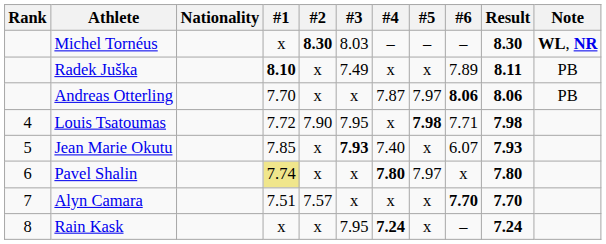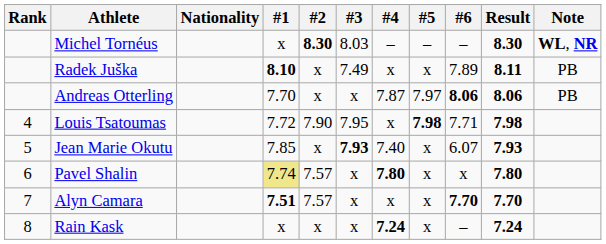(318, 174) x -> (318, 174) 7.57
(427, 174) 7.97 -> (427, 174) x
(281, 200) normal -> (281, 200) bold
(354, 226) 7.95 -> (354, 226) x
